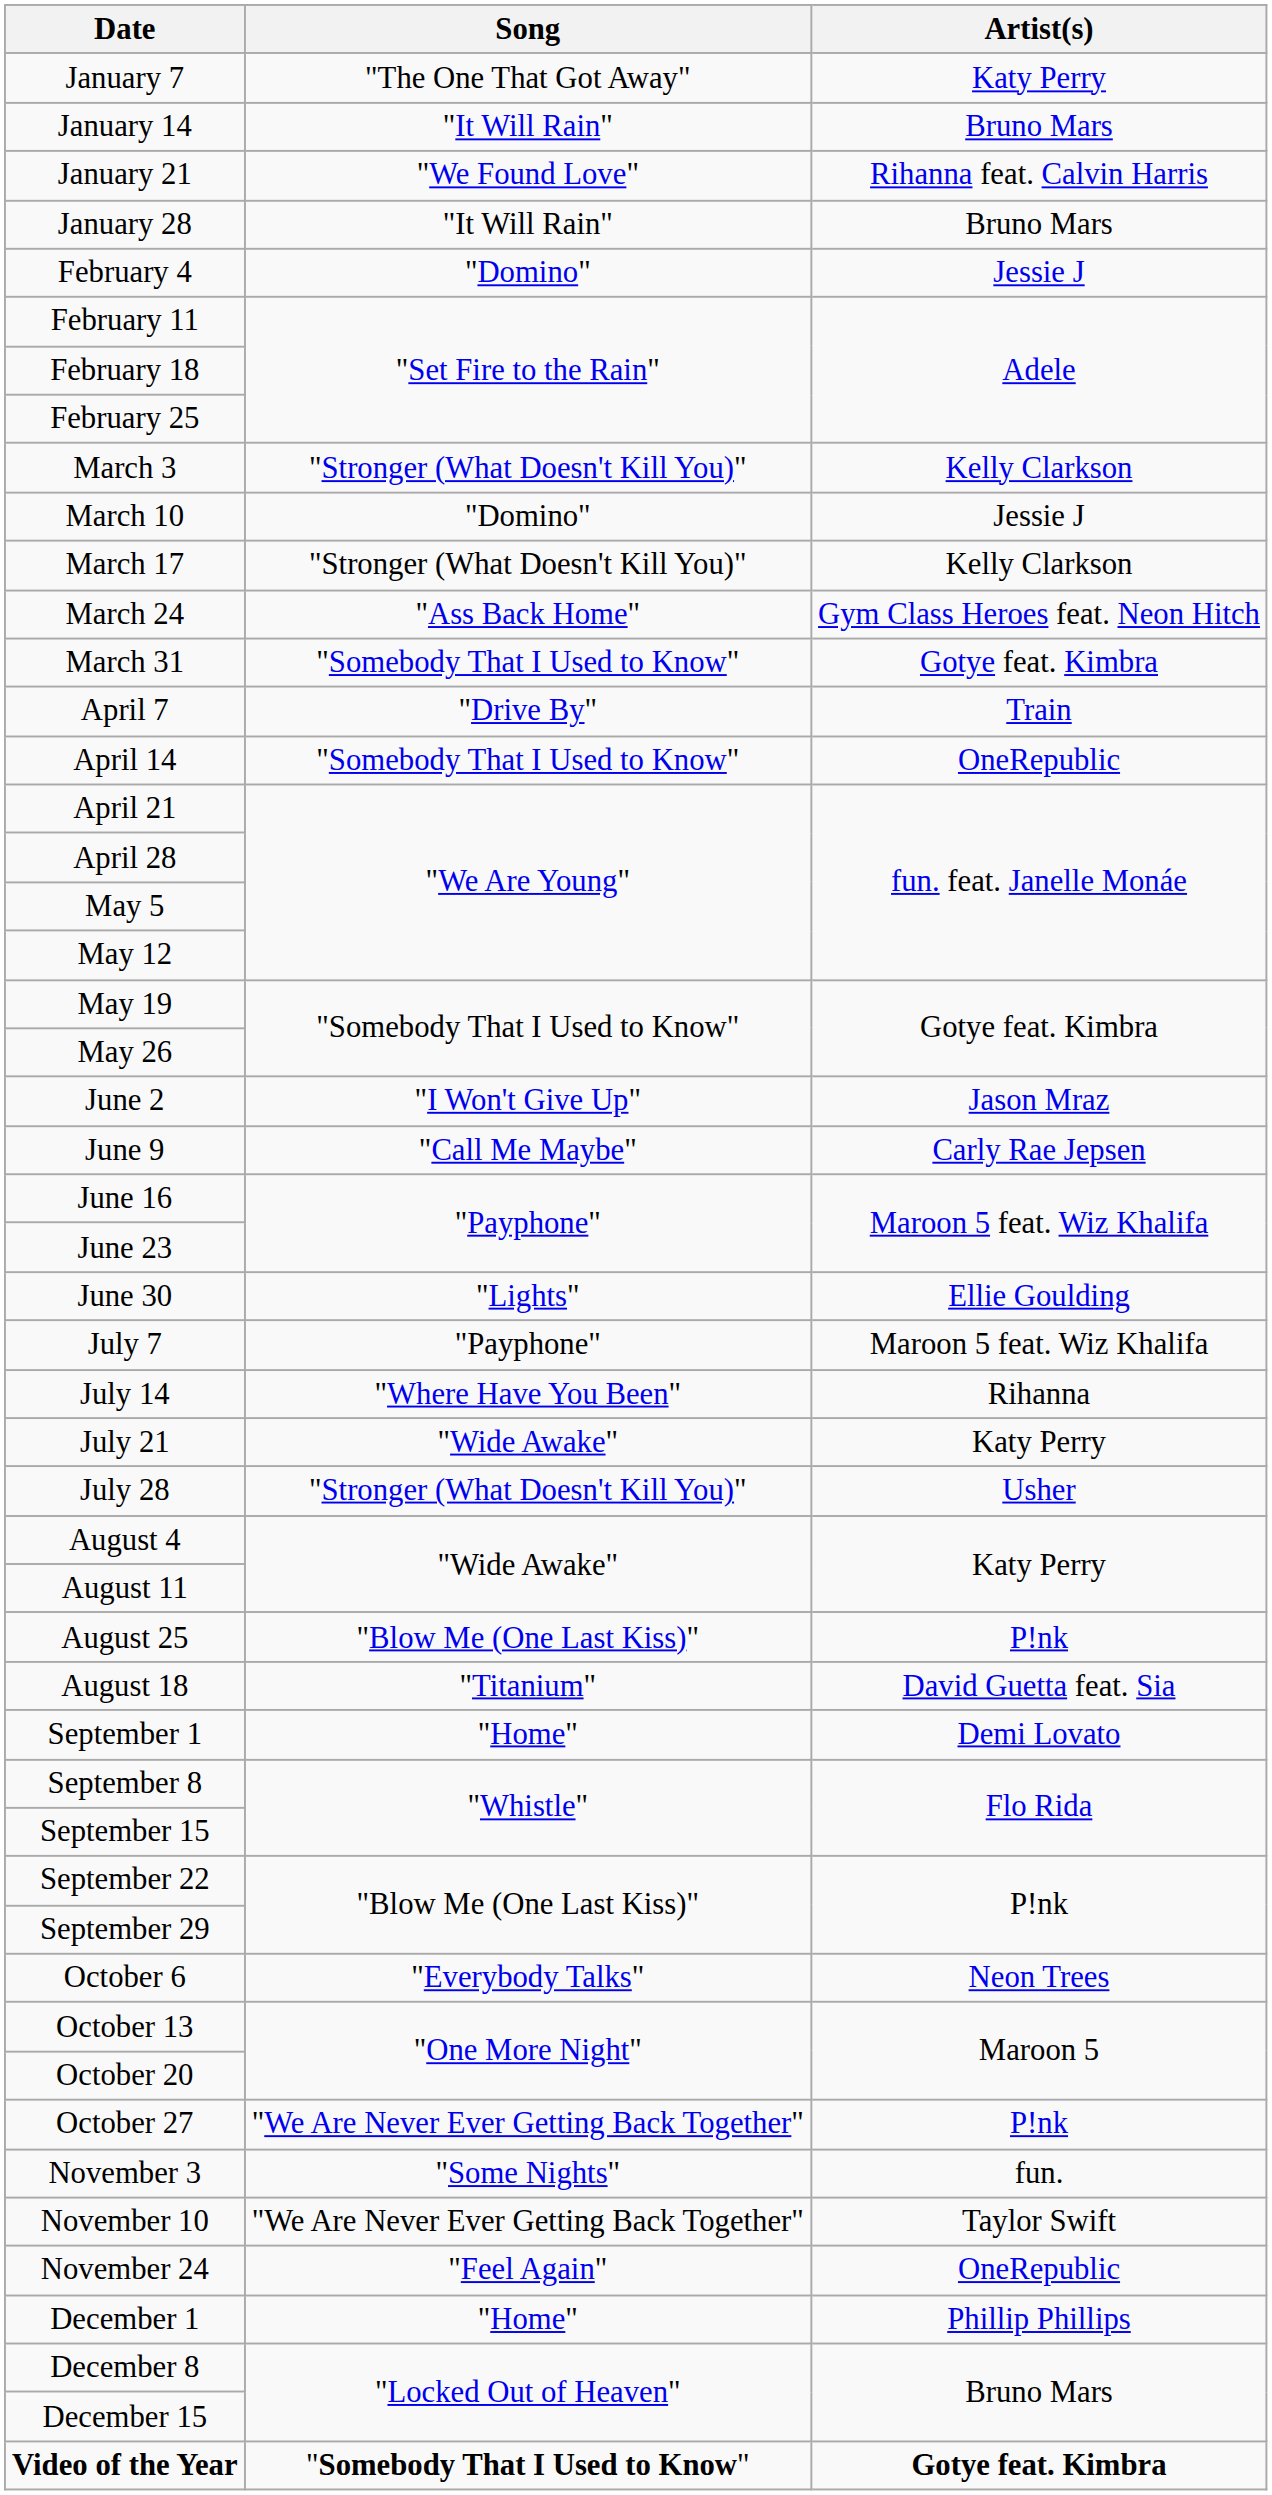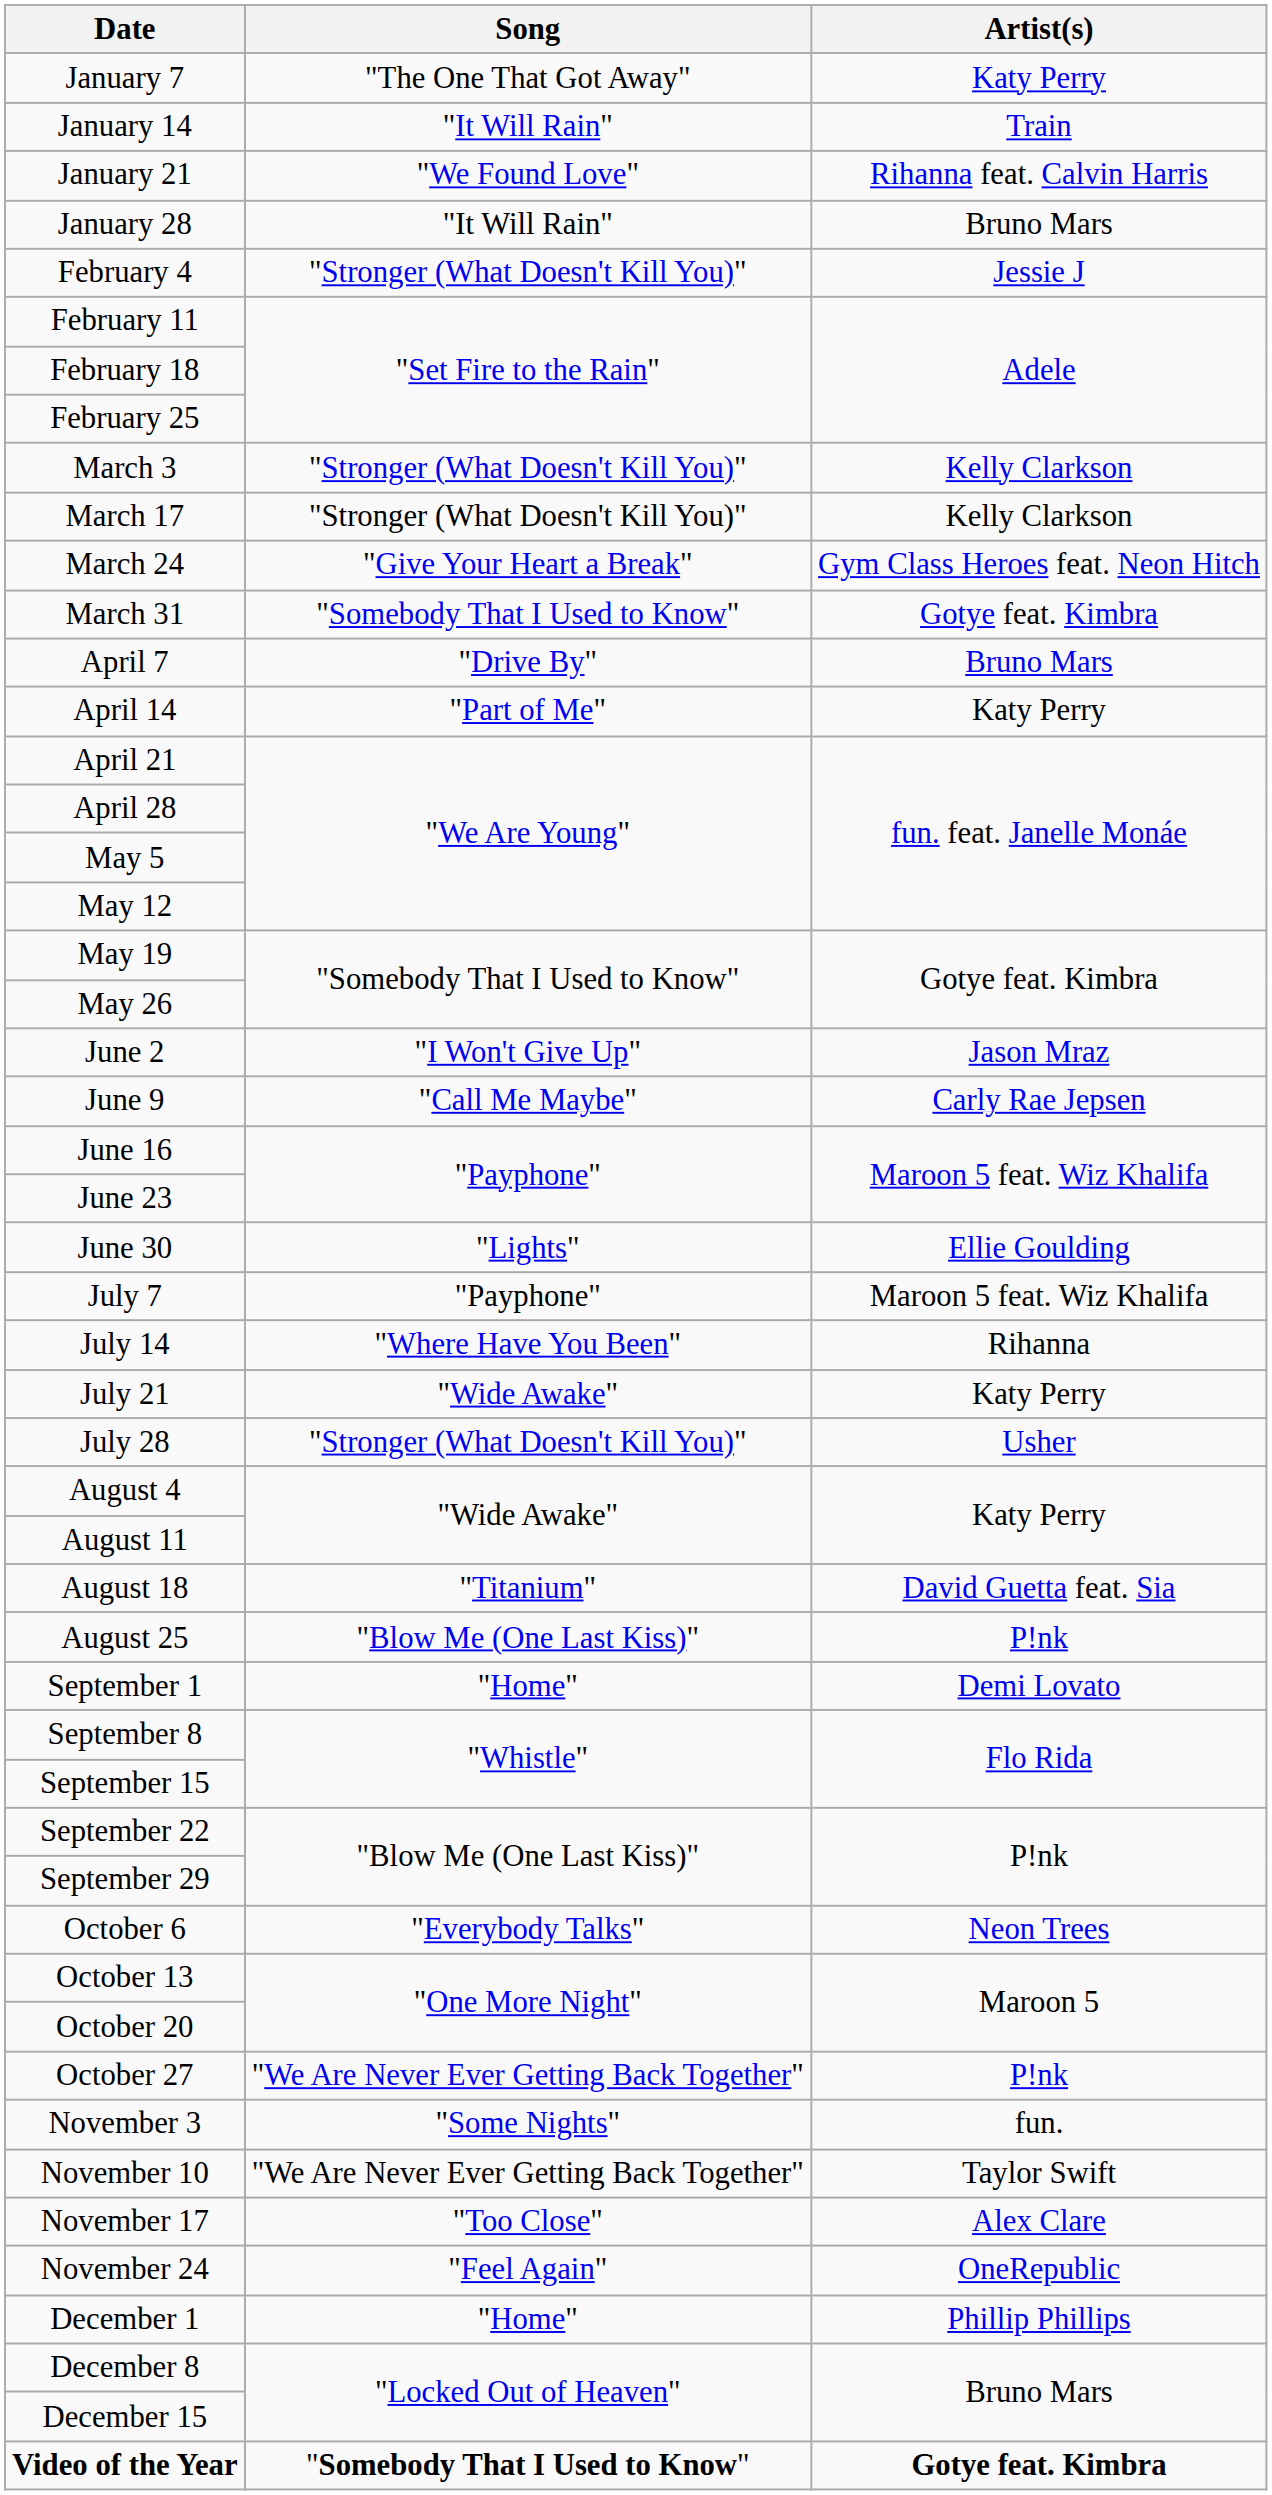(1039, 126) Bruno Mars -> (1039, 126) Train
(528, 272) "Domino" -> (528, 272) "Stronger (What Doesn't Kill You)"
- row: (125, 516)
(528, 613) "Ass Back Home" -> (528, 564) "Give Your Heart a Break"
(1039, 710) Train -> (1039, 662) Bruno Mars
(528, 759) "Somebody That I Used to Know" -> (528, 710) "Part of Me"
(1039, 759) OneRepublic -> (1039, 710) Katy Perry
rows swapped: (125, 1685) <-> (125, 1636)
+ row: (125, 2221)
